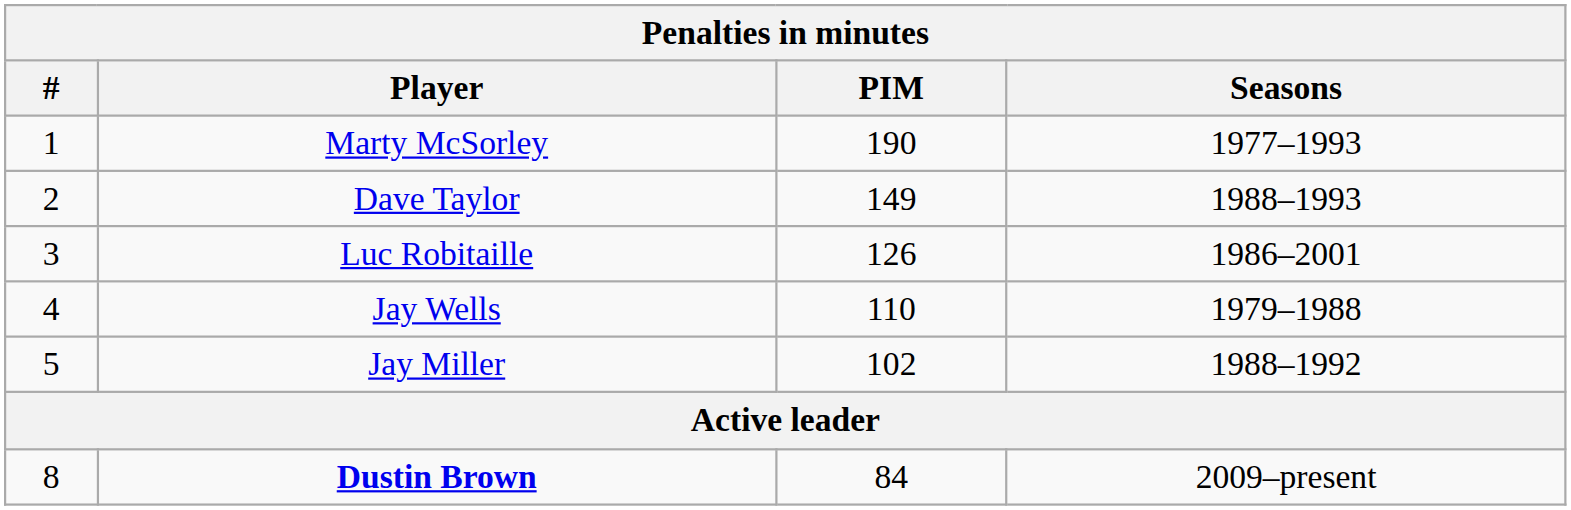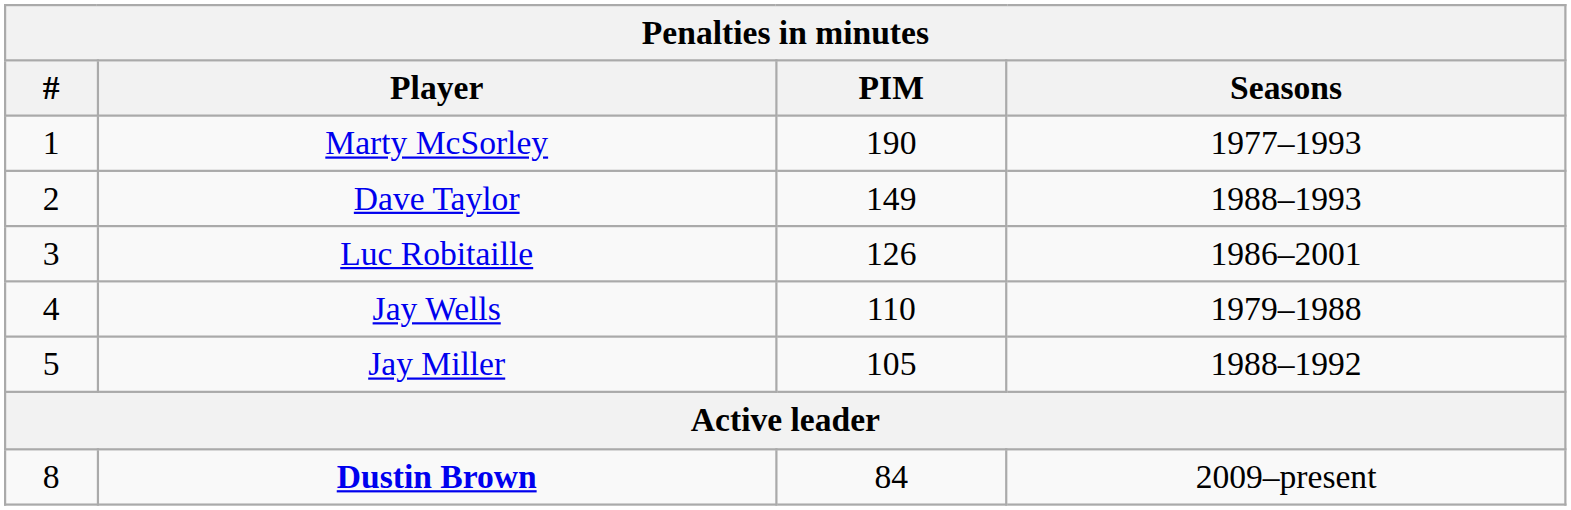(891, 364) 102 -> (891, 364) 105
